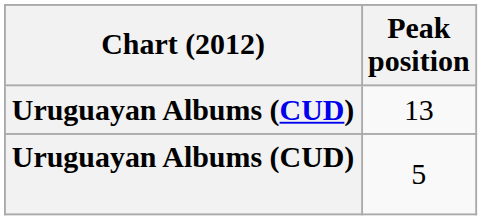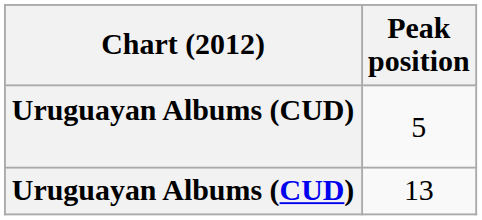rows swapped: (419, 109) <-> (419, 173)
